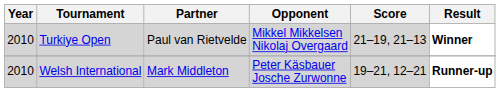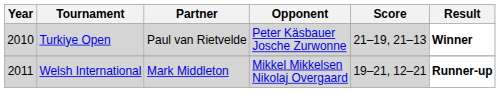(300, 40) Mikkel Mikkelsen Nikolaj Overgaard -> (299, 40) Peter Käsbauer Josche Zurwonne
(21, 72) 2010 -> (21, 72) 2011
(299, 72) Peter Käsbauer Josche Zurwonne -> (300, 72) Mikkel Mikkelsen Nikolaj Overgaard
